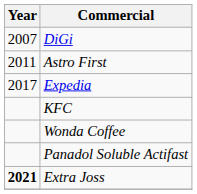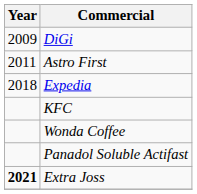(22, 39) 2007 -> (22, 39) 2009
(22, 85) 2017 -> (22, 85) 2018
